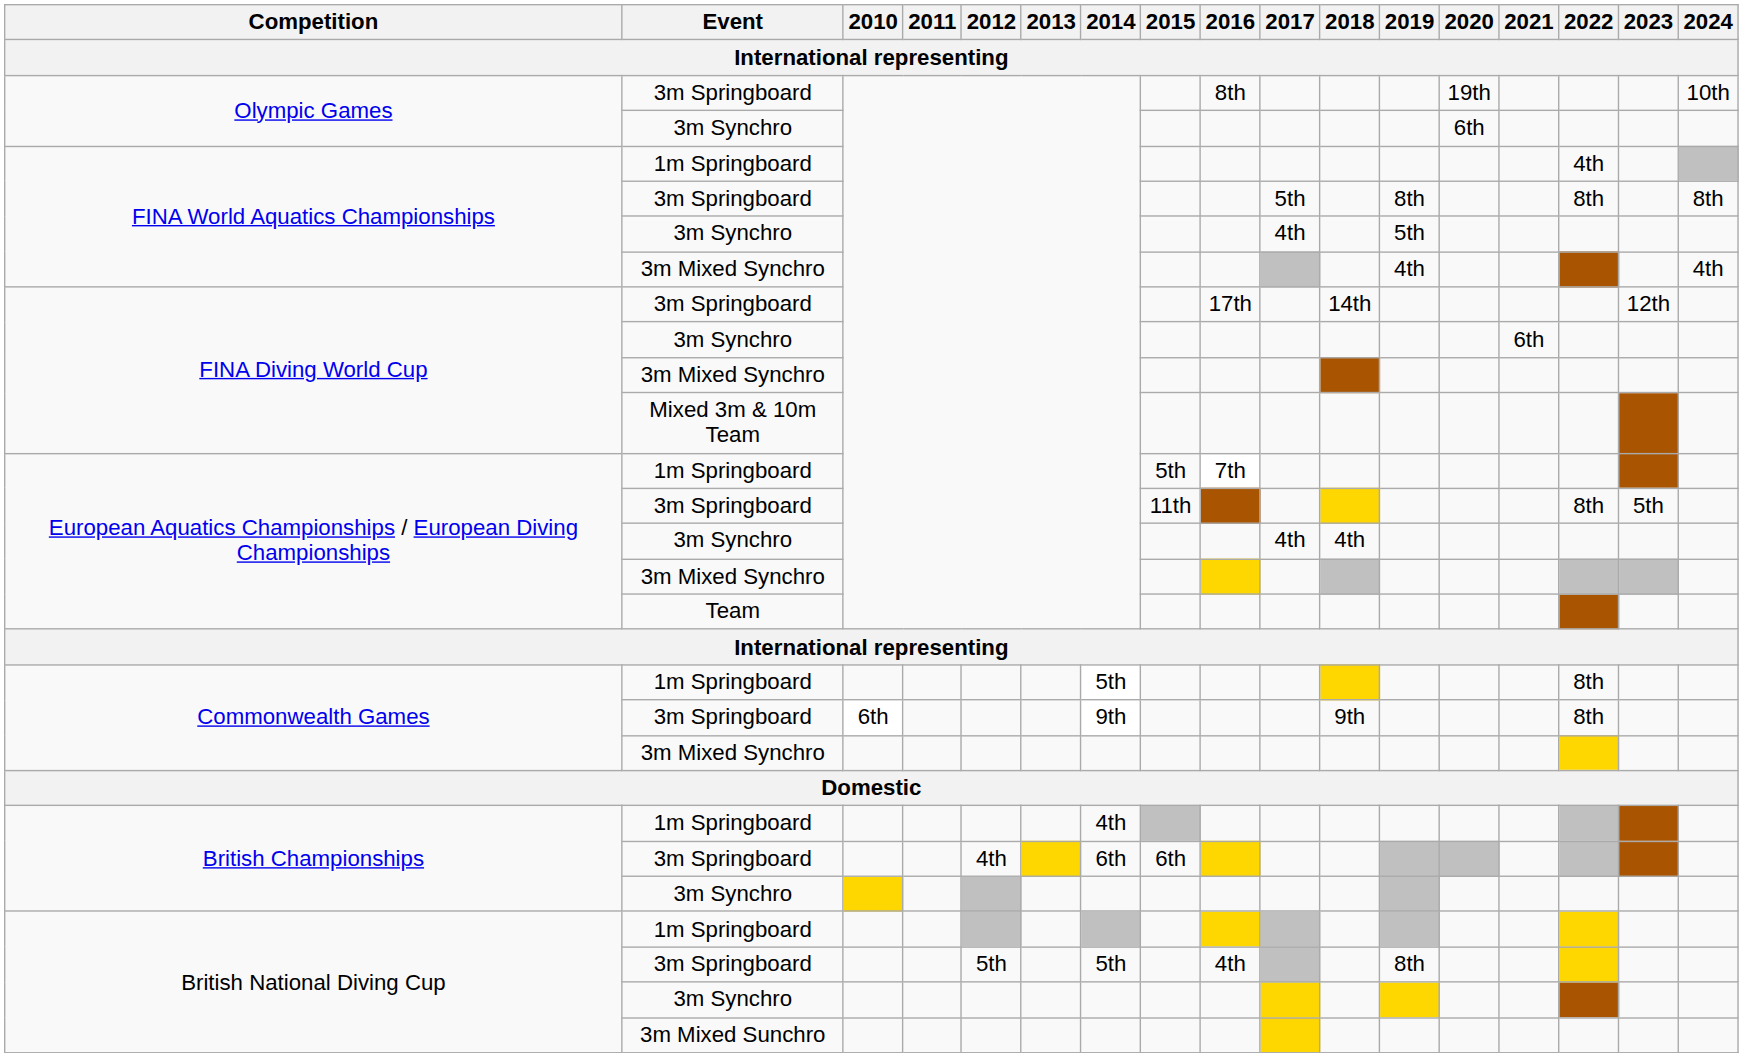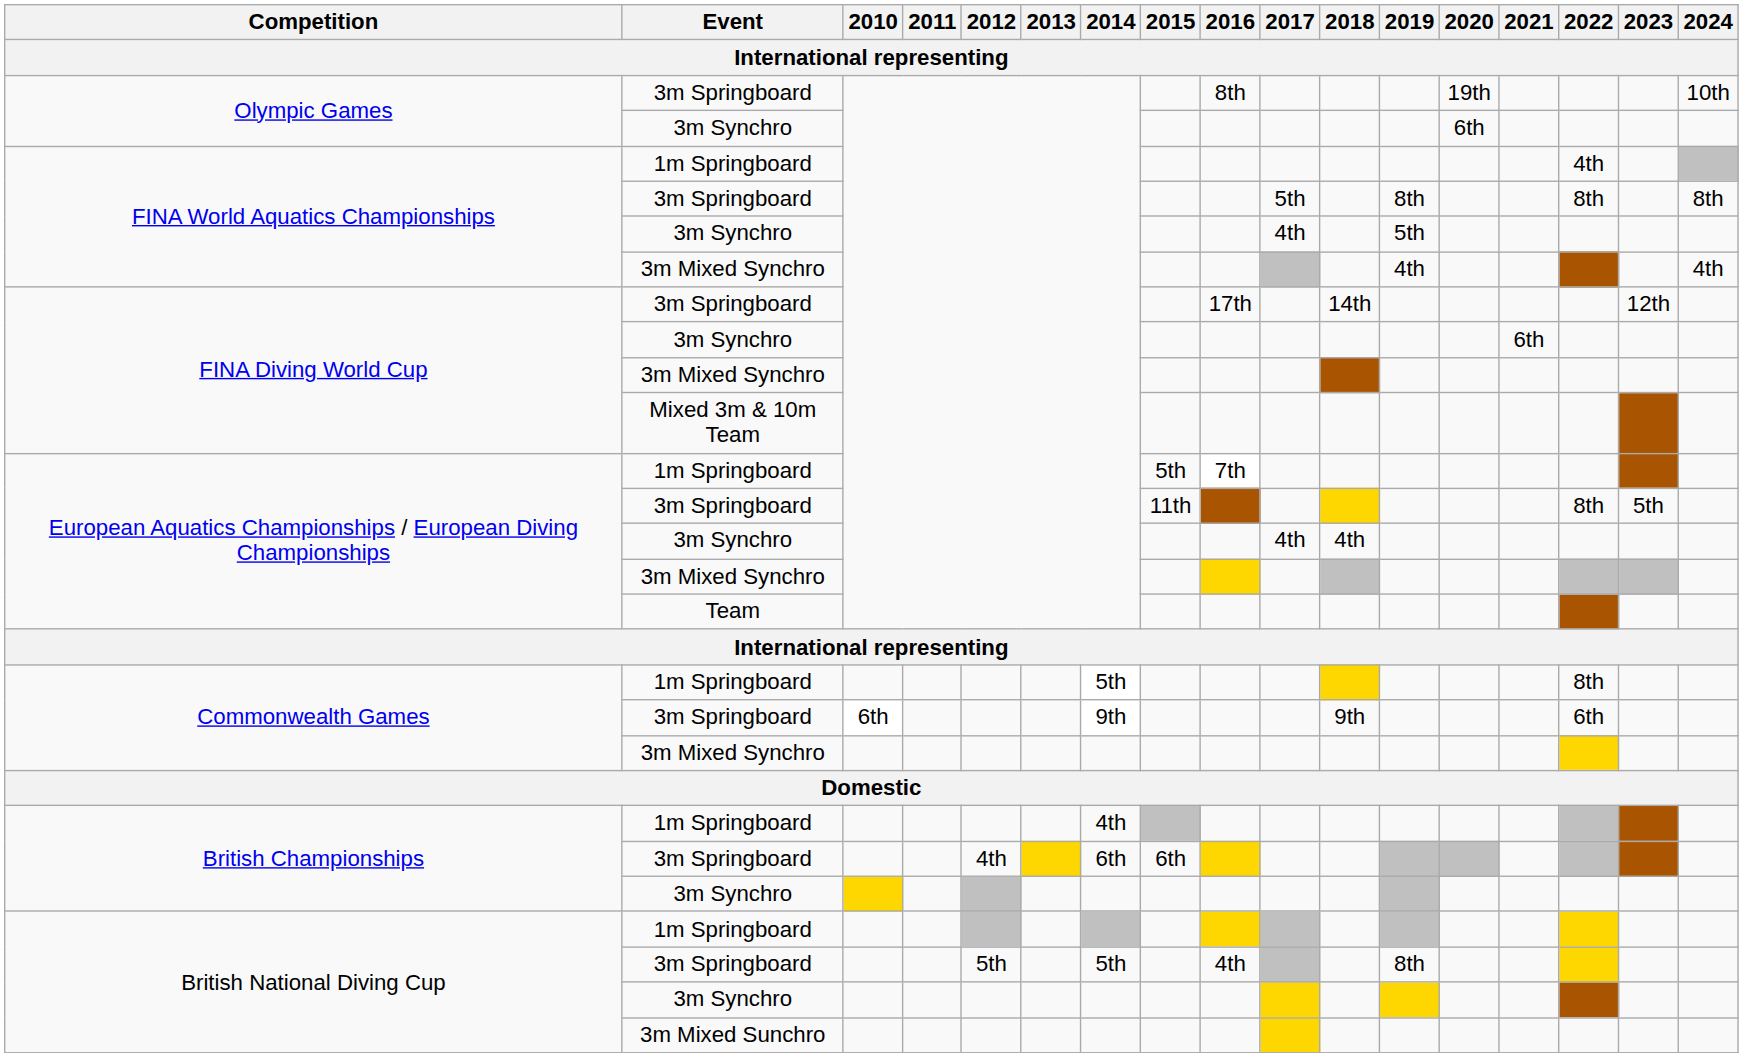(1589, 717) 8th -> (1589, 717) 6th
